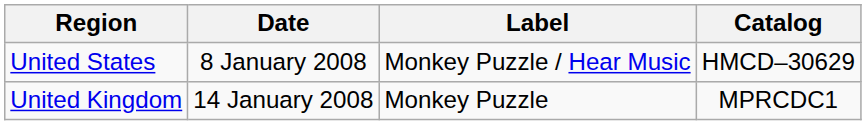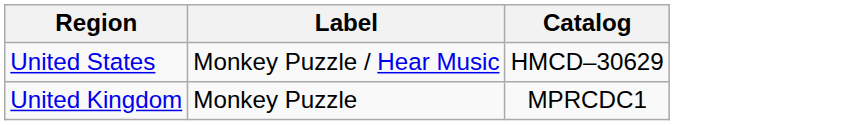- column: (283, 23)
